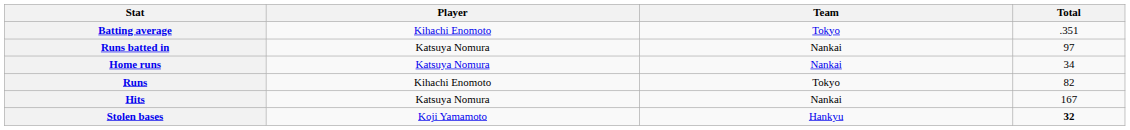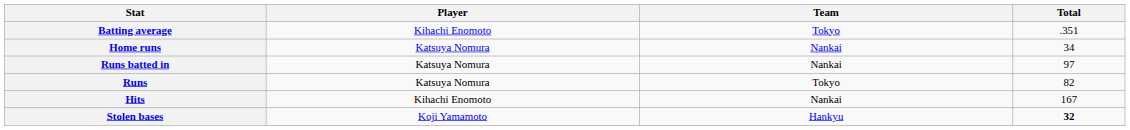rows swapped: (135, 64) <-> (135, 47)
(453, 82) Kihachi Enomoto -> (453, 82) Katsuya Nomura
(453, 99) Katsuya Nomura -> (453, 99) Kihachi Enomoto
